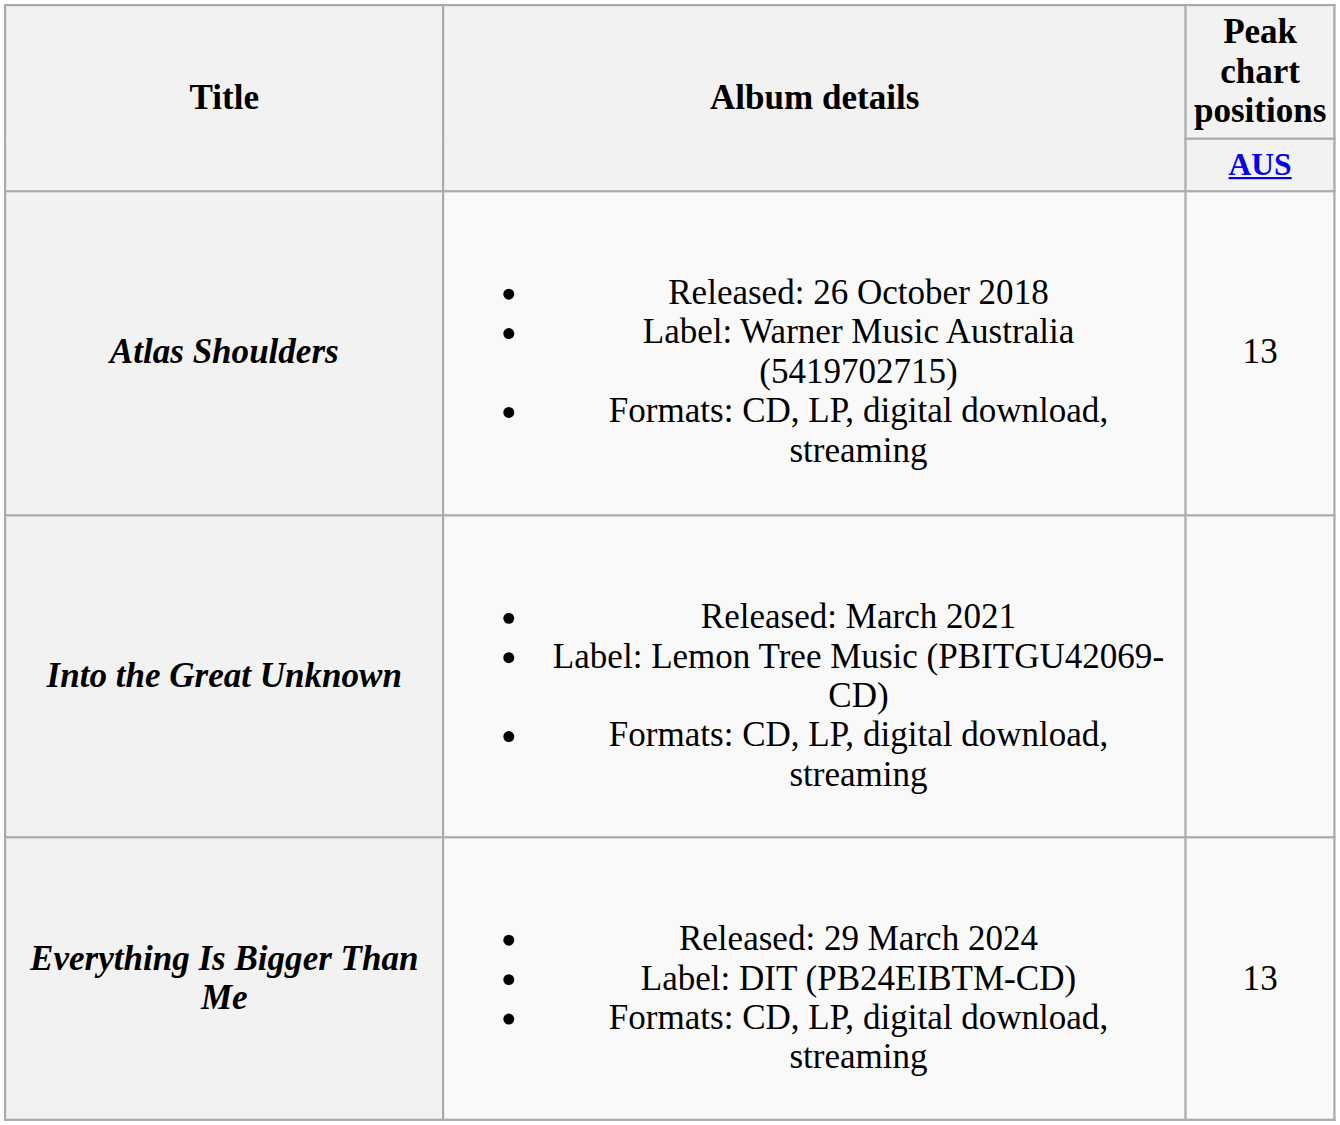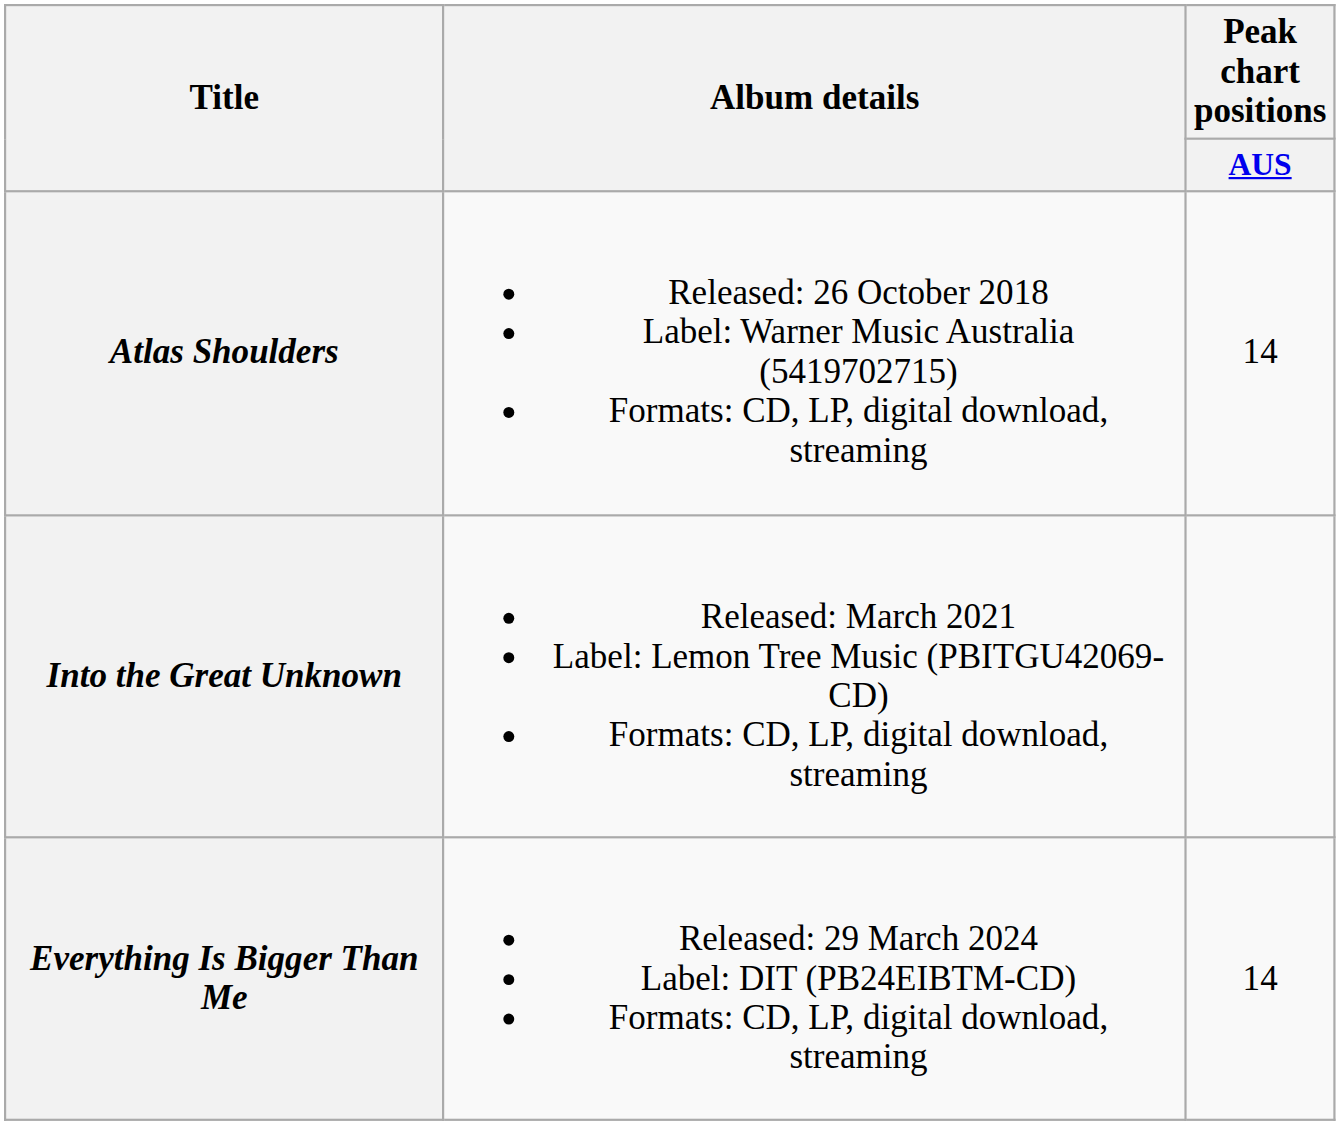(1260, 352) 13 -> (1260, 352) 14
(1260, 978) 13 -> (1260, 978) 14
